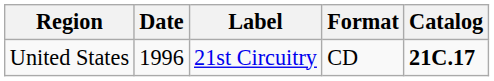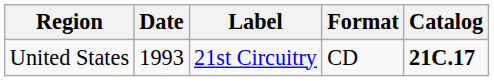(162, 57) 1996 -> (162, 57) 1993
